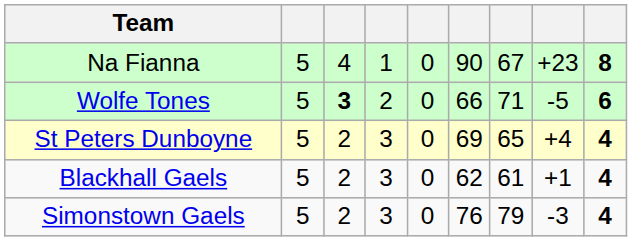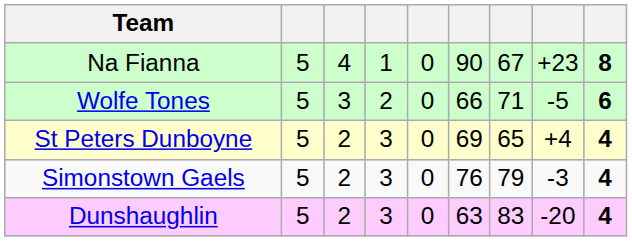(344, 100) bold -> (344, 100) normal
- row: (143, 178)
+ row: (143, 216)
